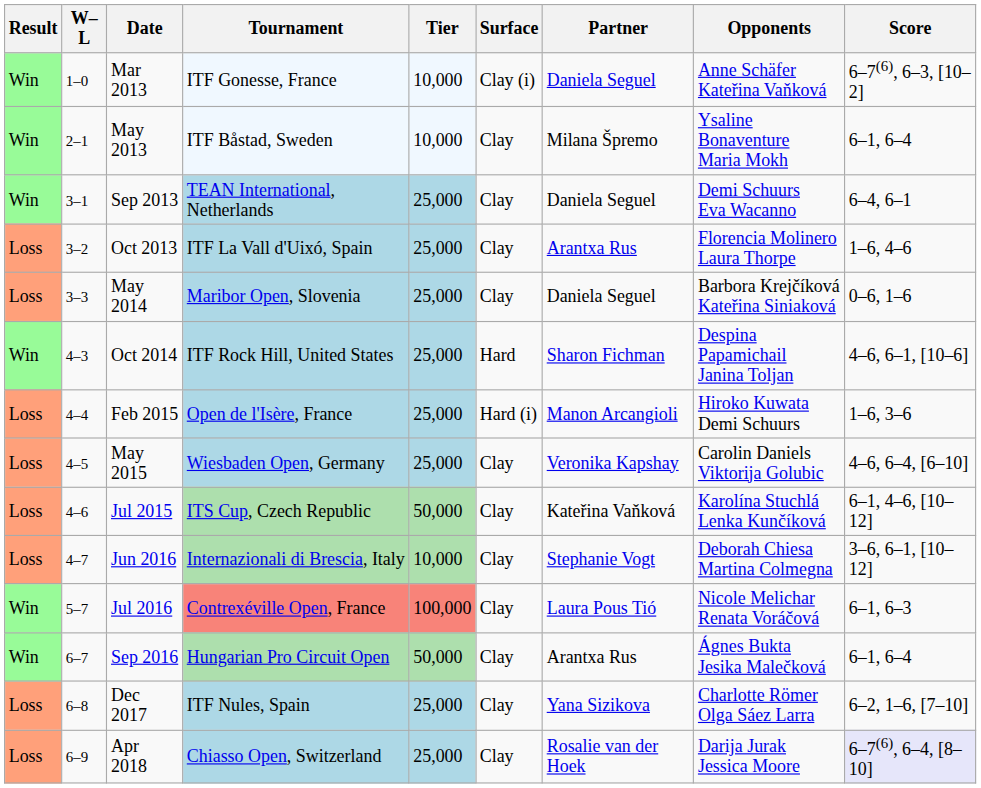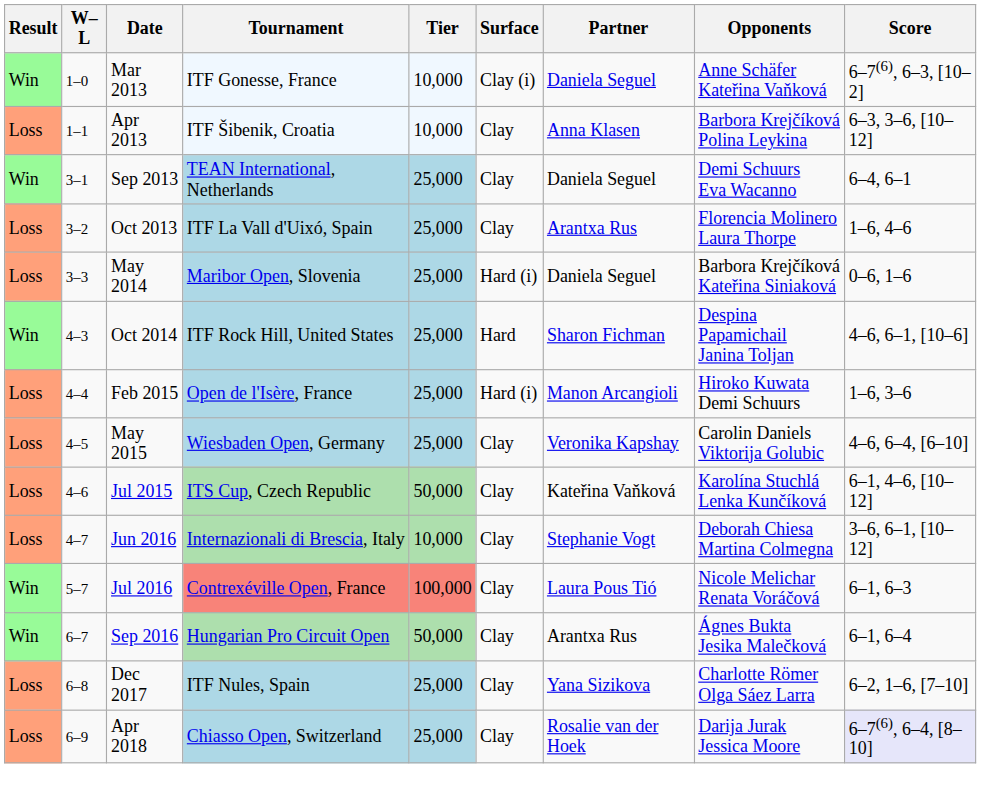+ row: (129, 130)
- row: (129, 140)
(497, 296) Clay -> (509, 276) Hard (i)
